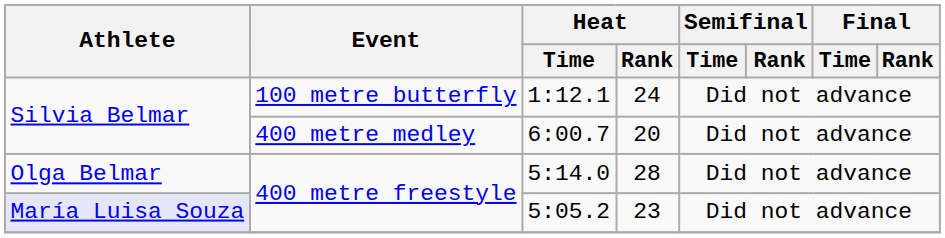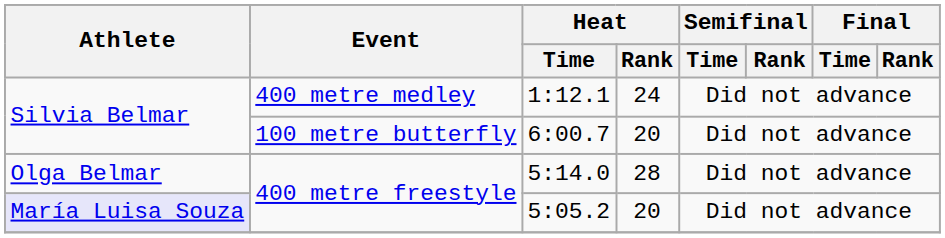(386, 97) 100 metre butterfly -> (365, 97) 400 metre medley
(365, 135) 400 metre medley -> (386, 135) 100 metre butterfly
(647, 212) 23 -> (647, 212) 20
